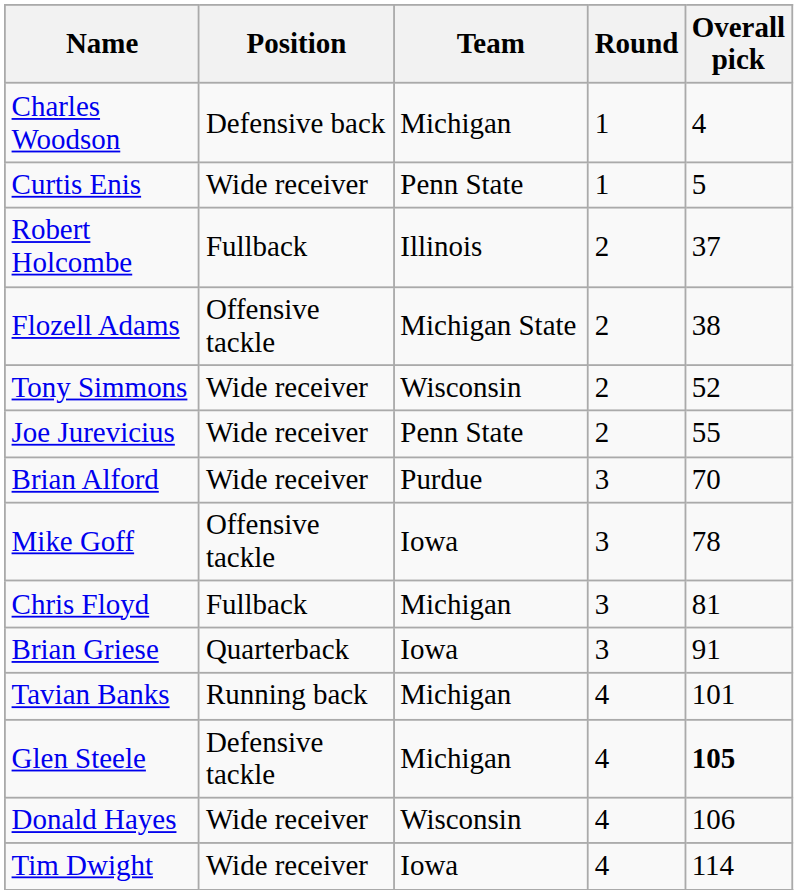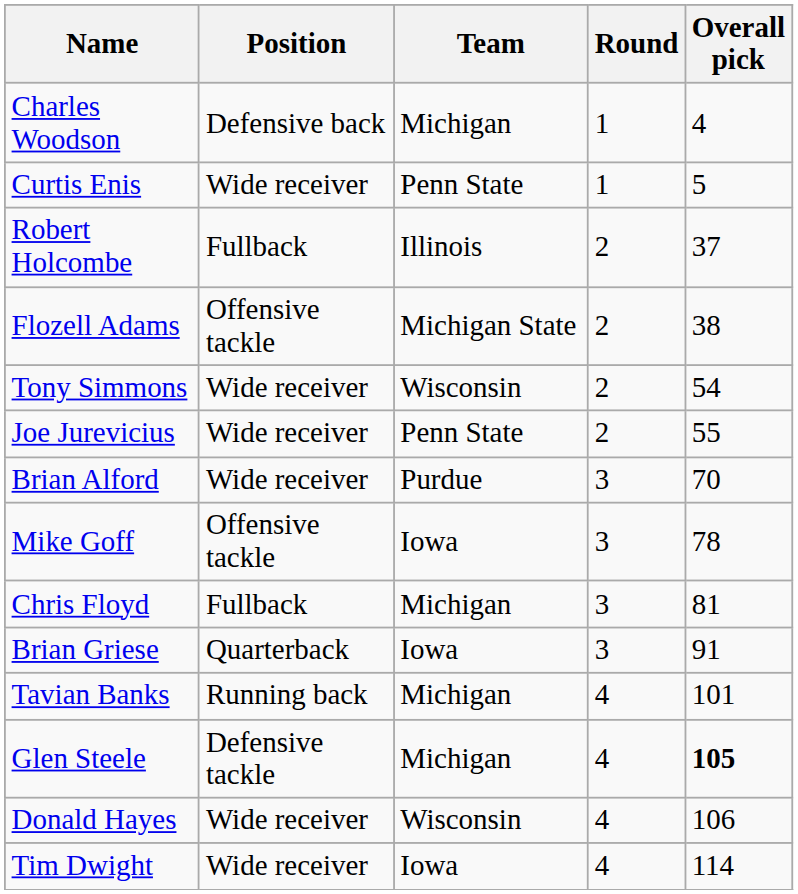(706, 387) 52 -> (706, 387) 54
